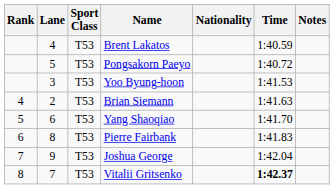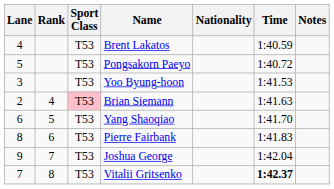columns swapped: (21, 20) <-> (52, 20)
(84, 100) no background -> (84, 100) pink background
